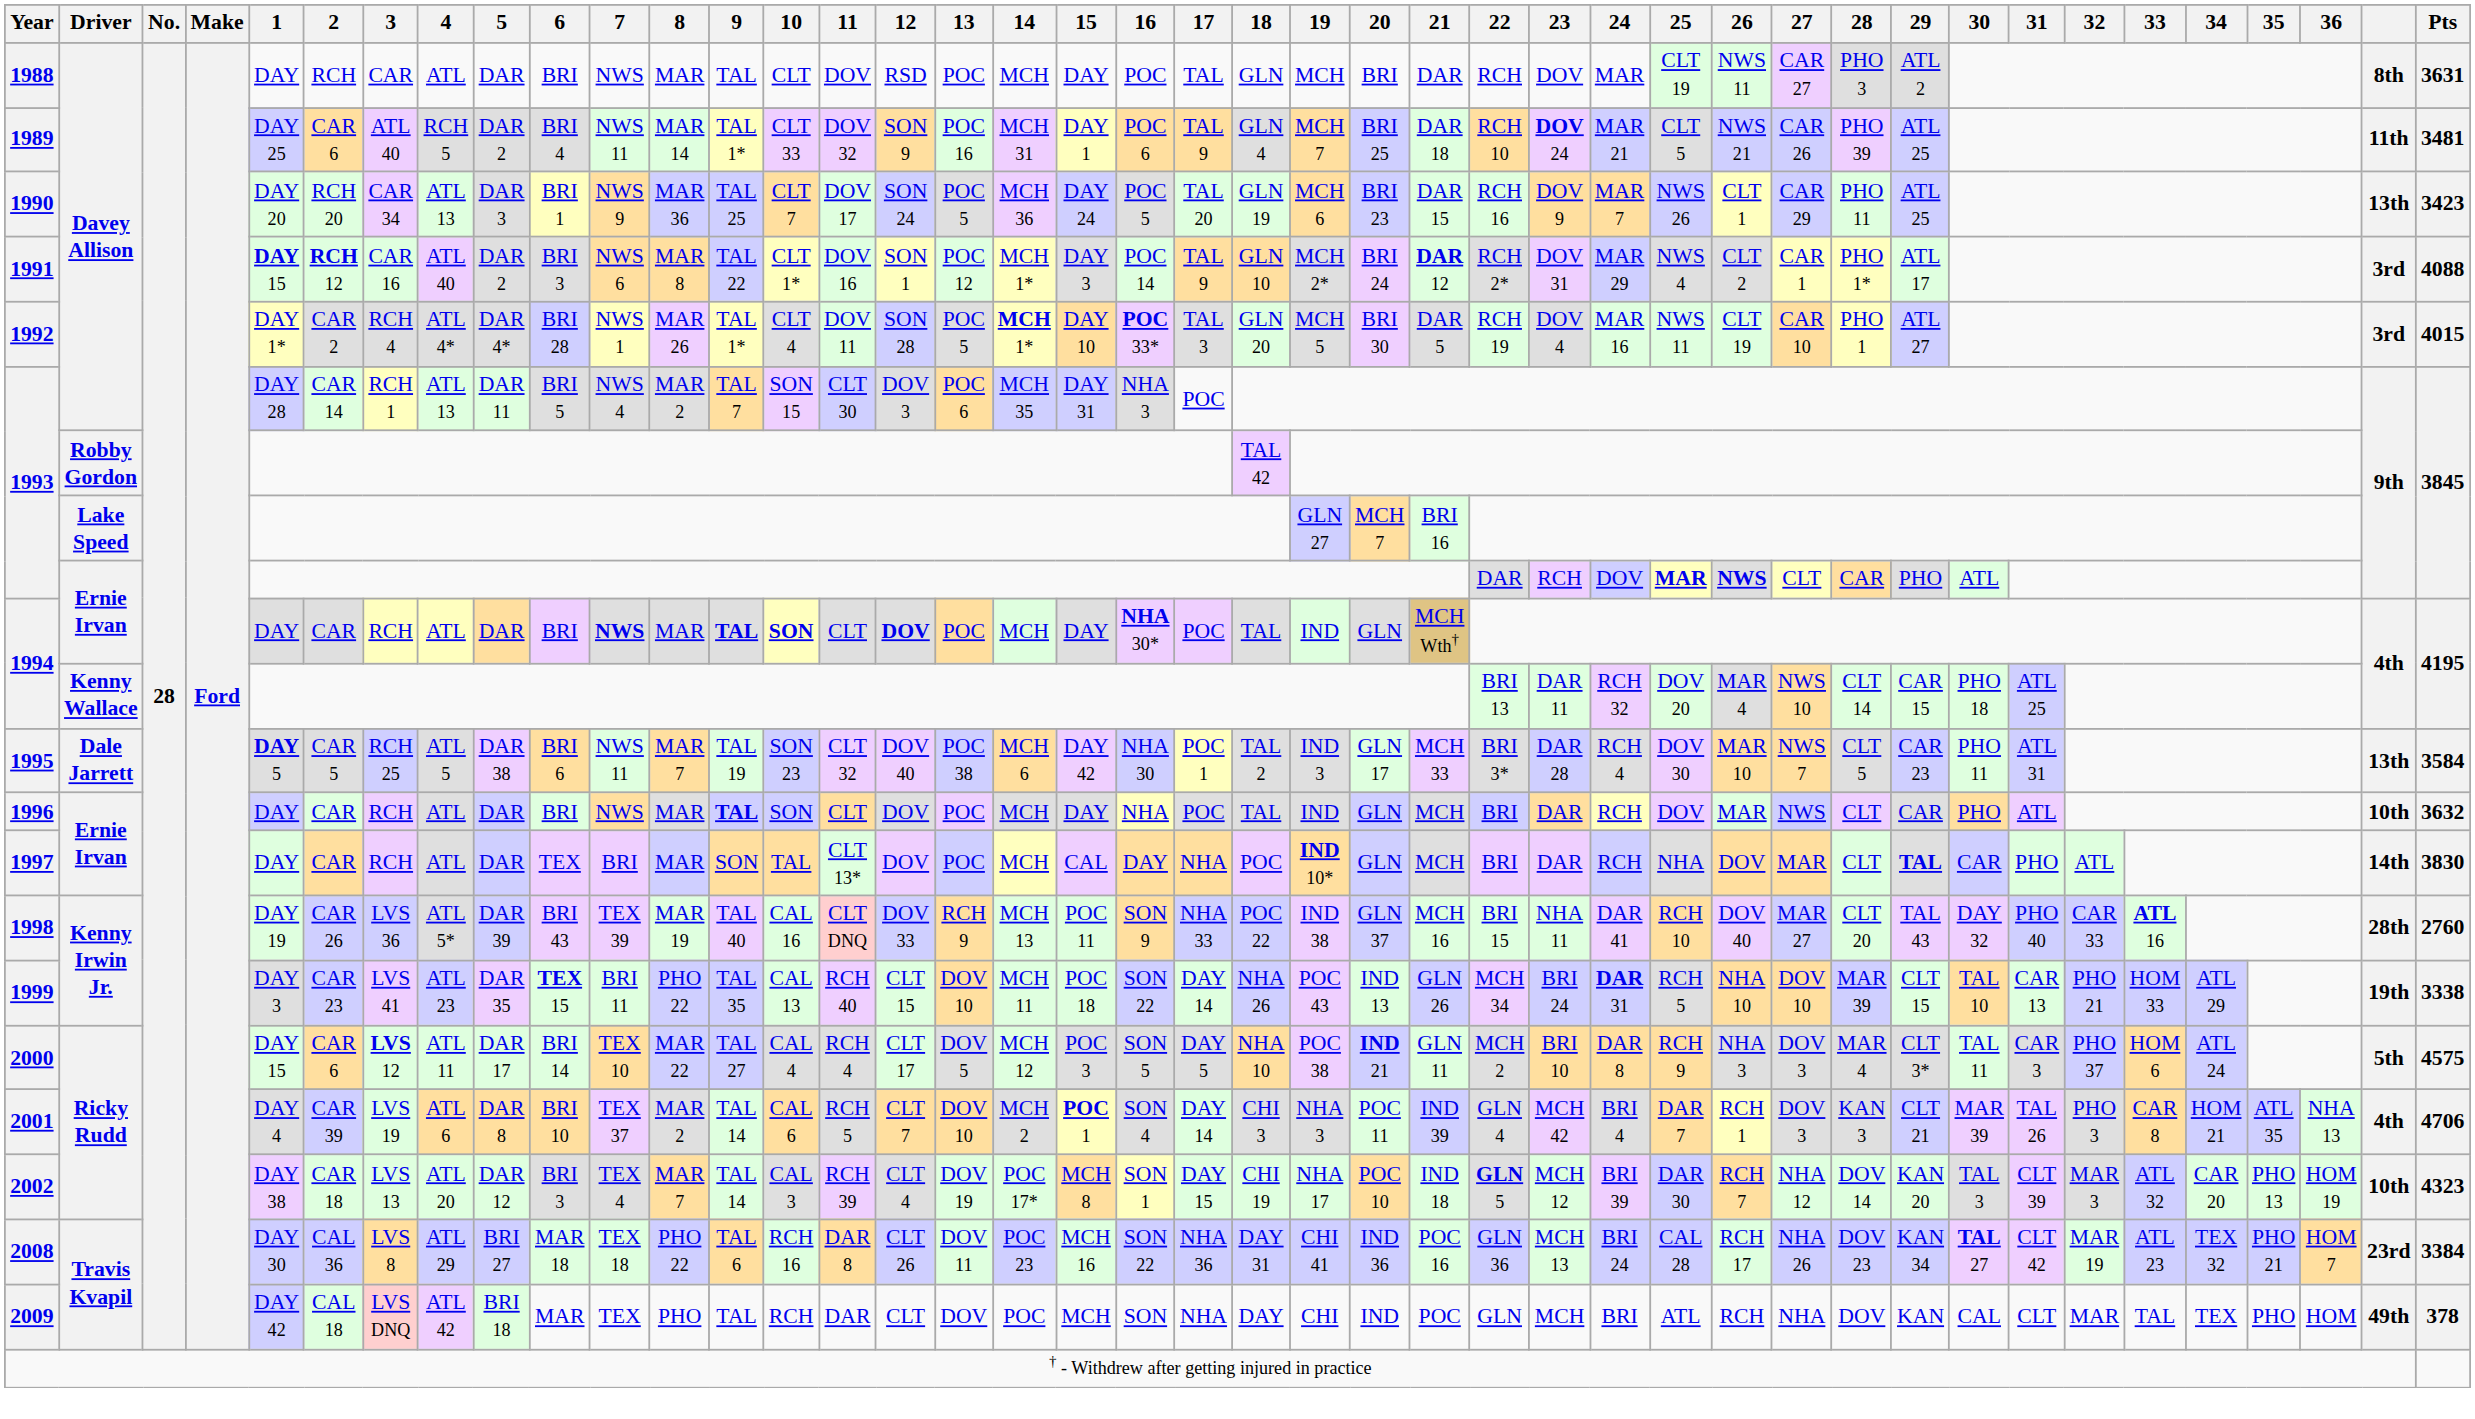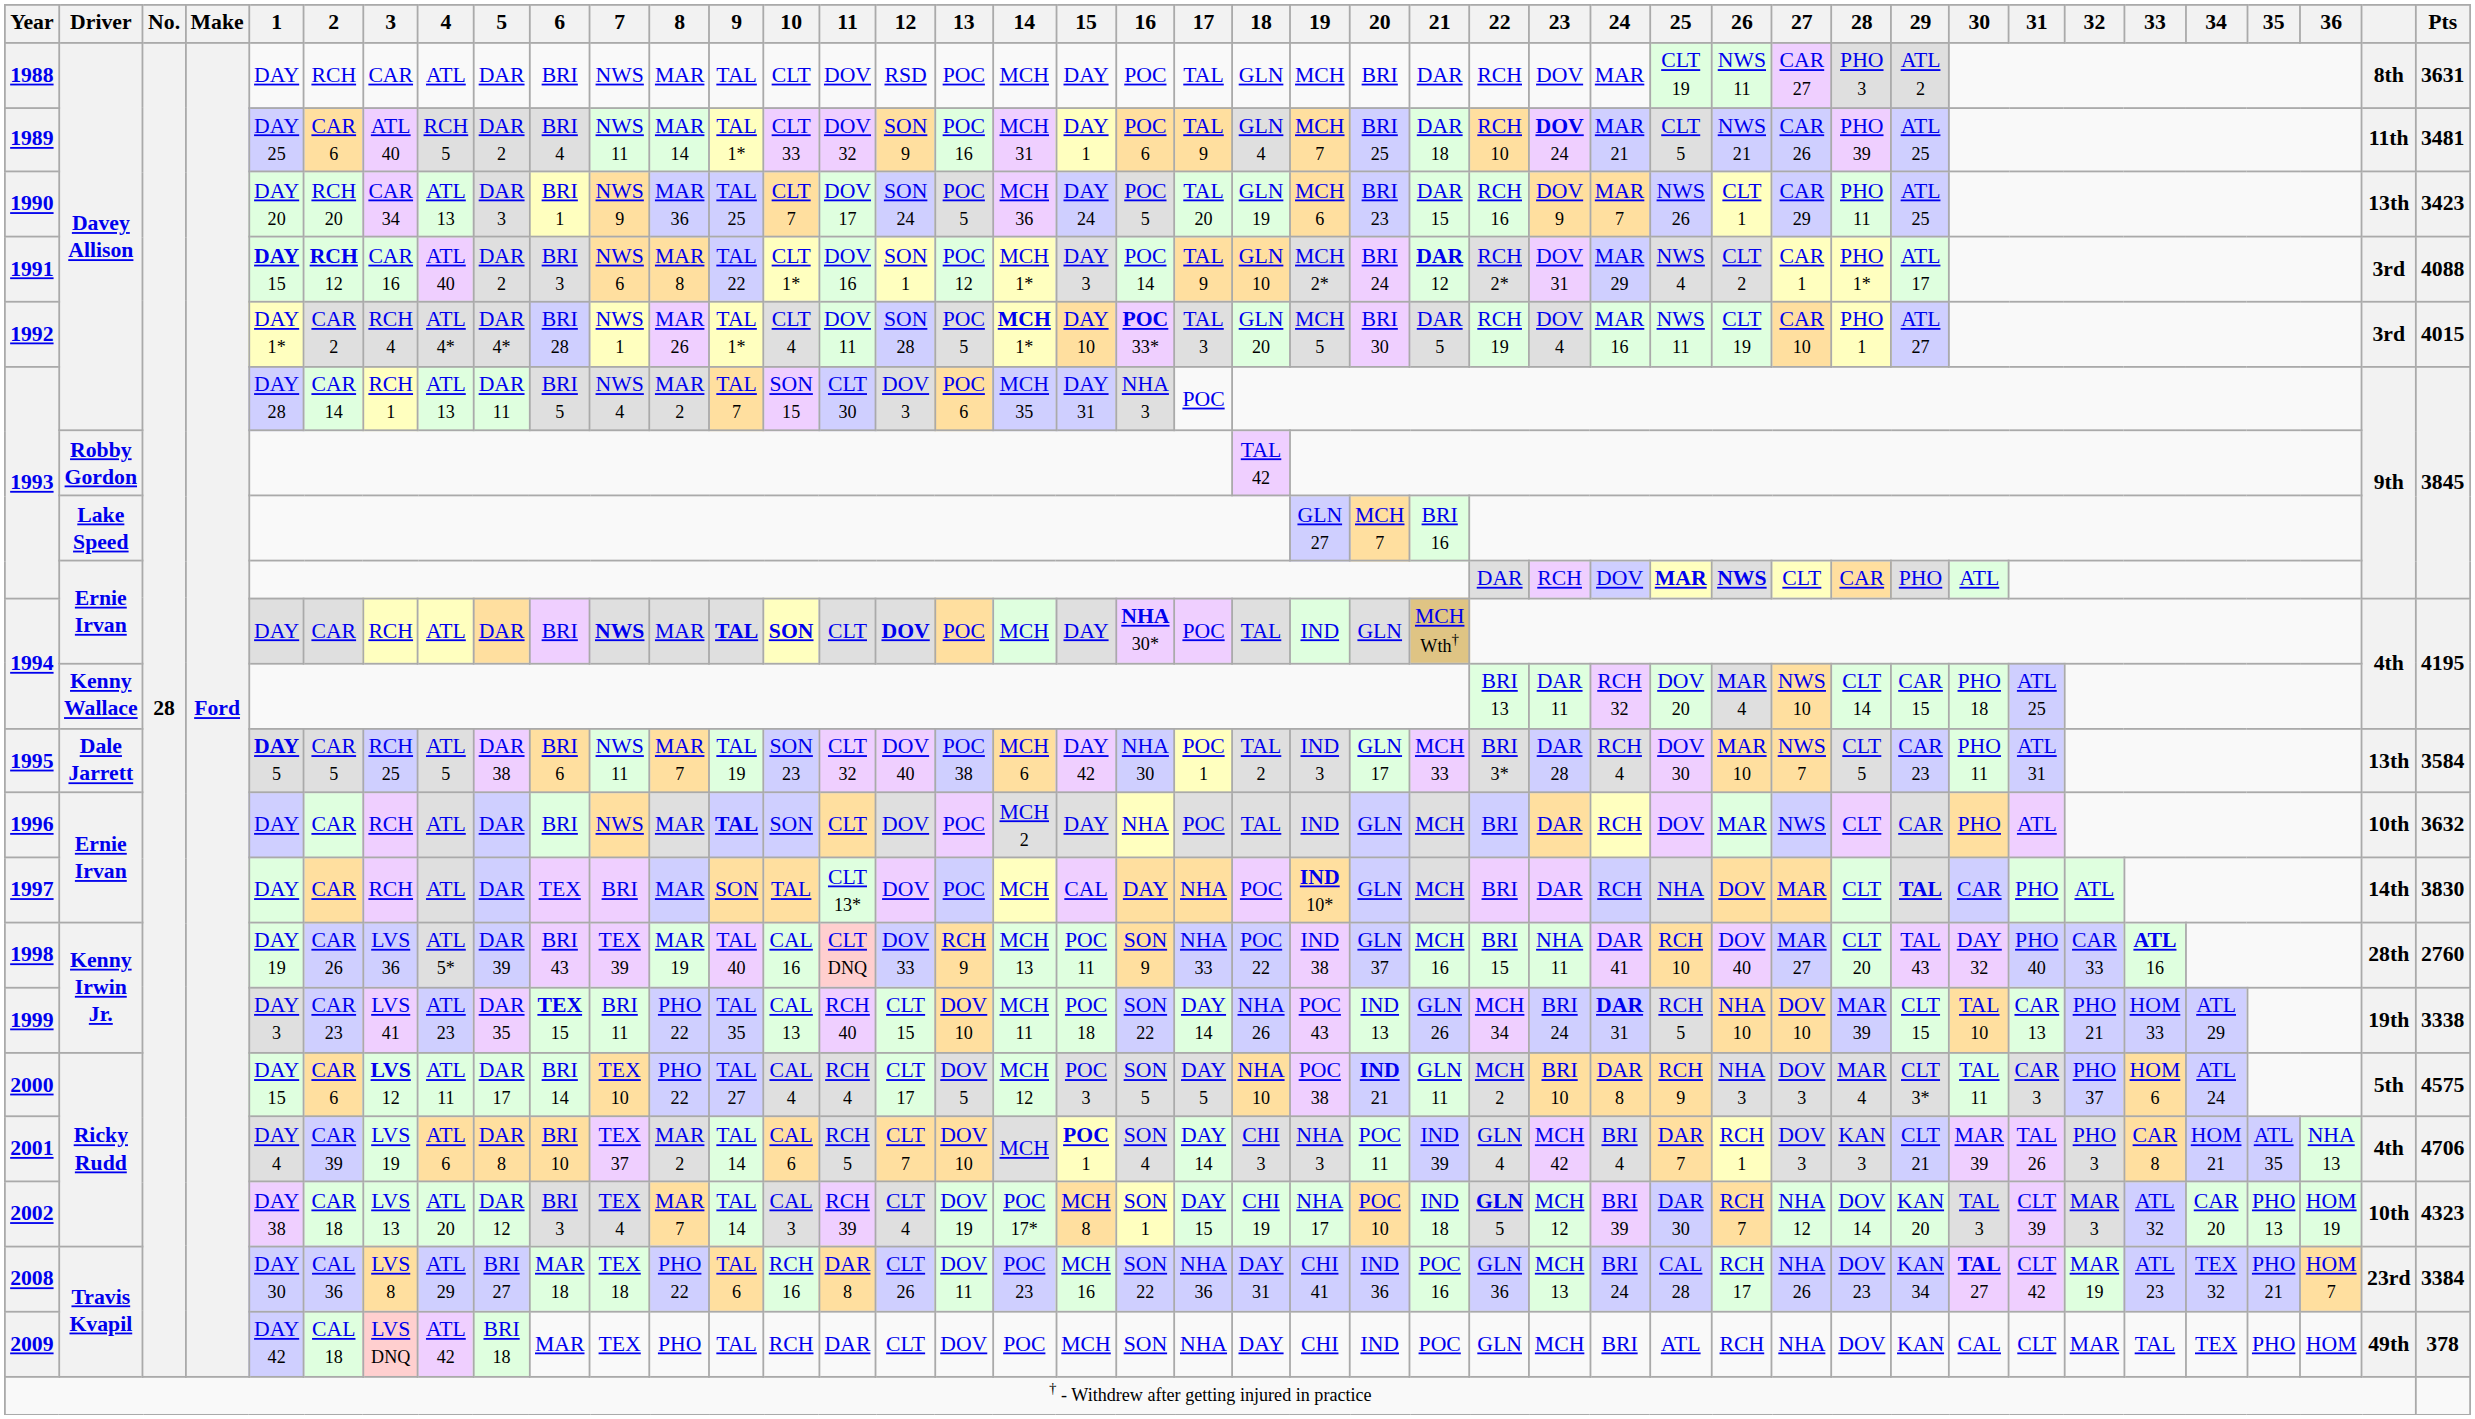(1024, 811) MCH -> (1024, 824) MCH 2
(680, 1056) MAR 22 -> (680, 1083) PHO 22
(1024, 1120) MCH 2 -> (1024, 1148) MCH
